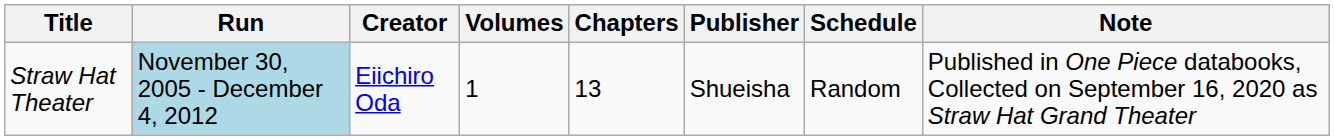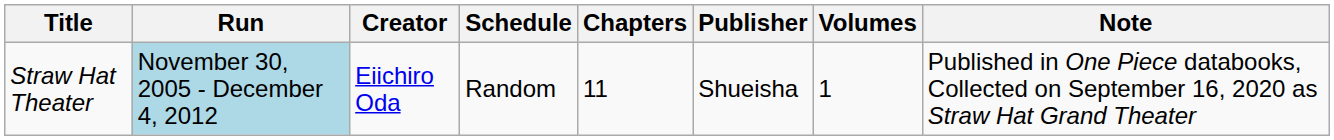columns swapped: (514, 23) <-> (863, 23)
(588, 88) 13 -> (595, 88) 11
